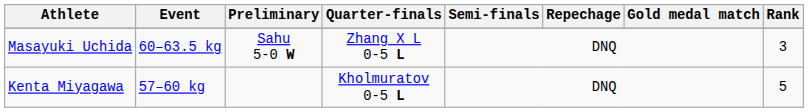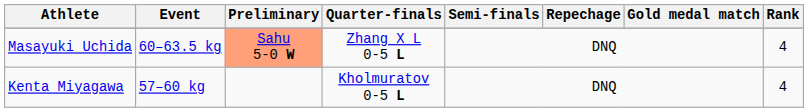(274, 47) no background -> (274, 47) lightsalmon background
(783, 47) 3 -> (783, 47) 4
(783, 87) 5 -> (783, 87) 4
